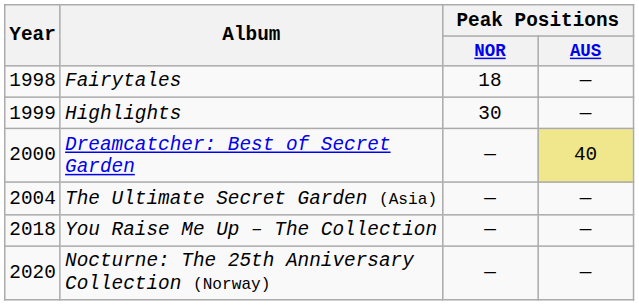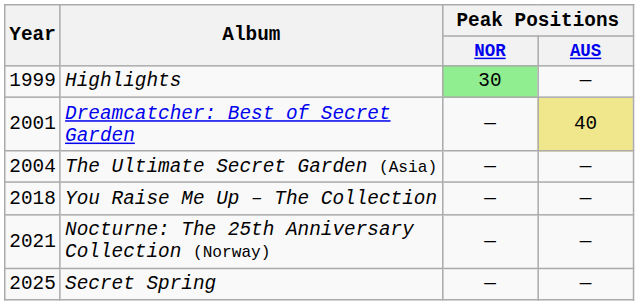- row: (123, 81)
(490, 113) no background -> (490, 81) lightgreen background
(33, 156) 2000 -> (33, 124) 2001
(33, 273) 2020 -> (33, 241) 2021
+ row: (141, 284)
